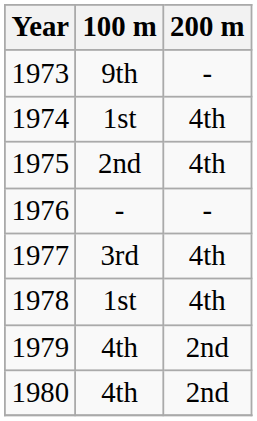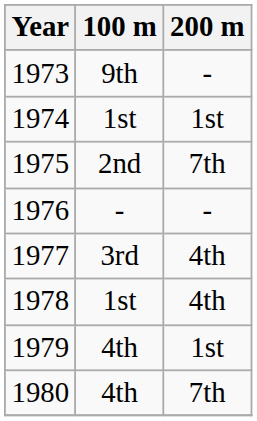(207, 118) 4th -> (207, 118) 1st
(207, 164) 4th -> (207, 164) 7th
(207, 347) 2nd -> (207, 347) 1st
(207, 392) 2nd -> (207, 392) 7th
